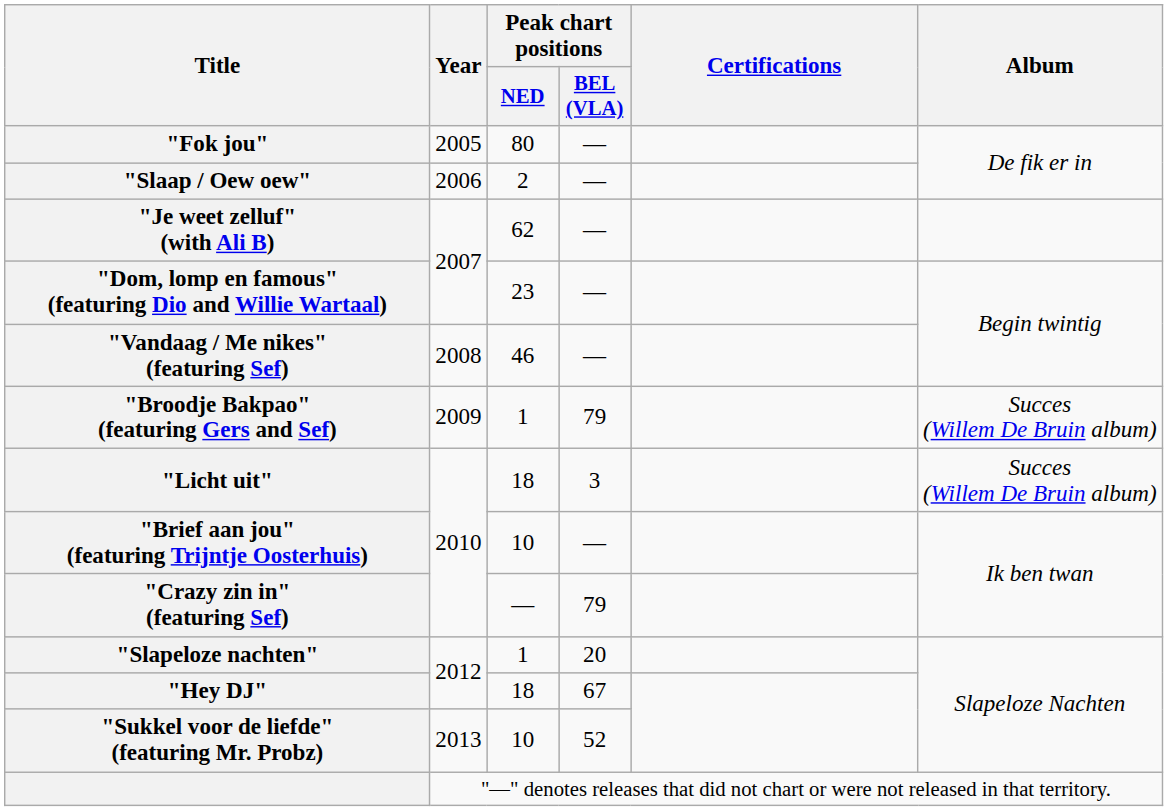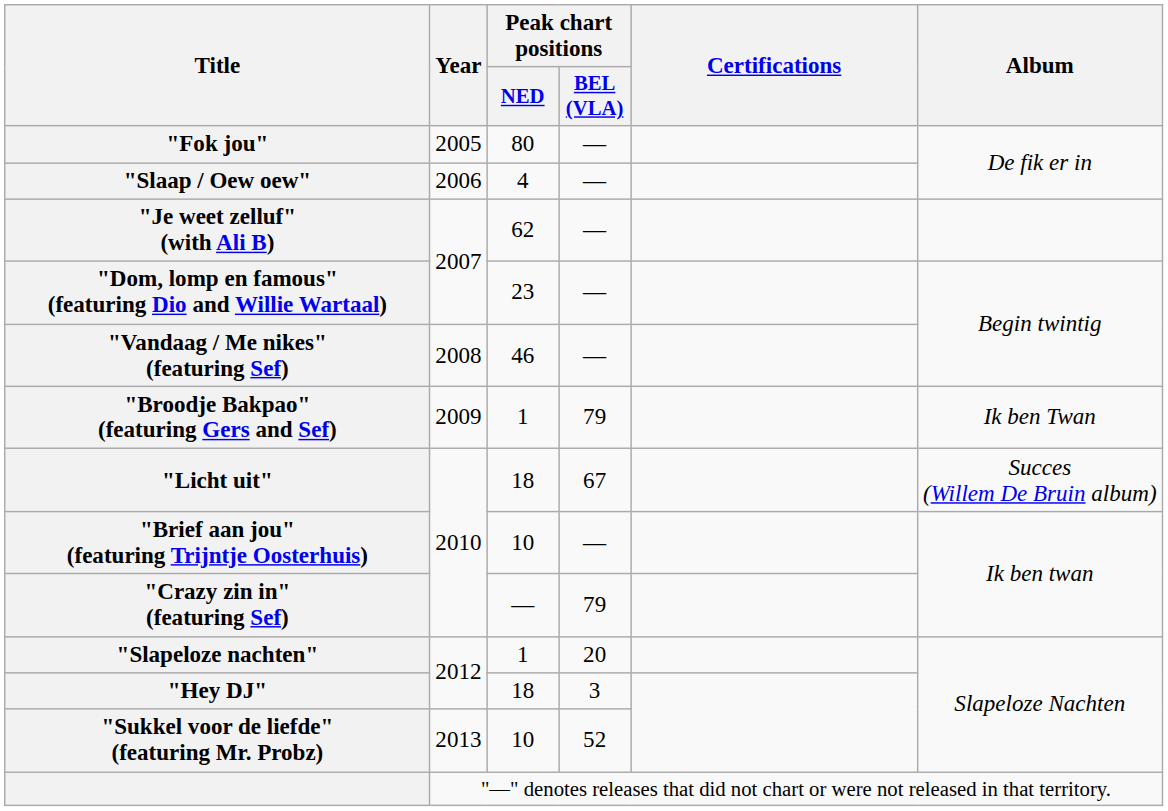(523, 180) 2 -> (523, 180) 4
(1040, 417) Succes (Willem De Bruin album) -> (1040, 417) Ik ben Twan
(595, 479) 3 -> (595, 479) 67
(595, 690) 67 -> (595, 690) 3
